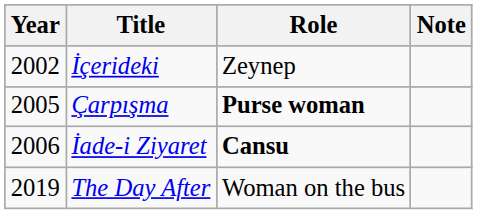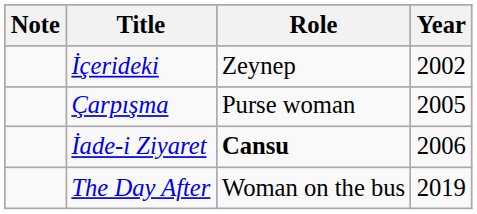columns swapped: (35, 25) <-> (441, 25)
(293, 106) bold -> (289, 106) normal
